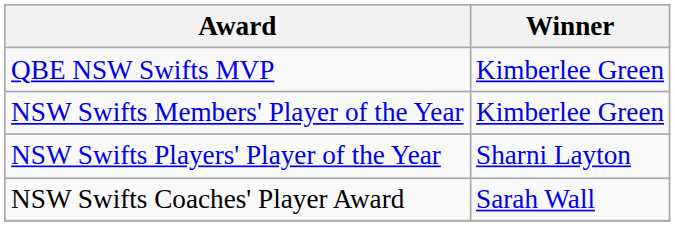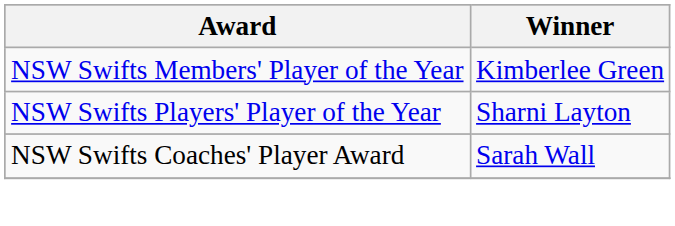- row: (143, 69)
